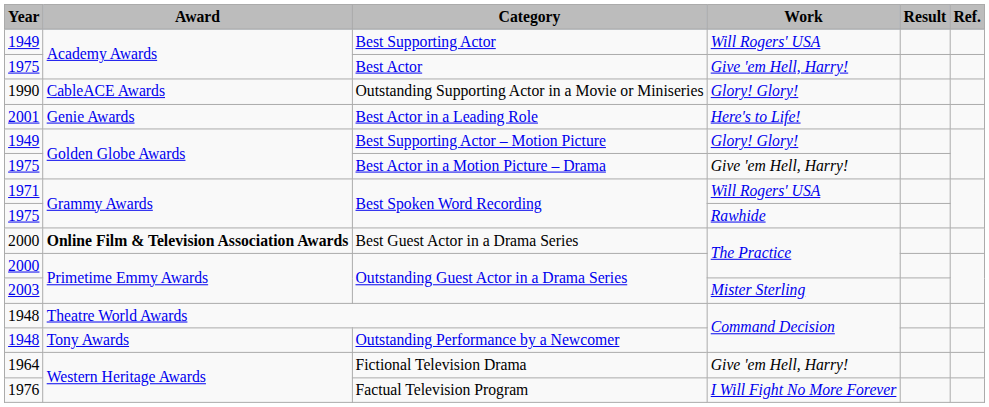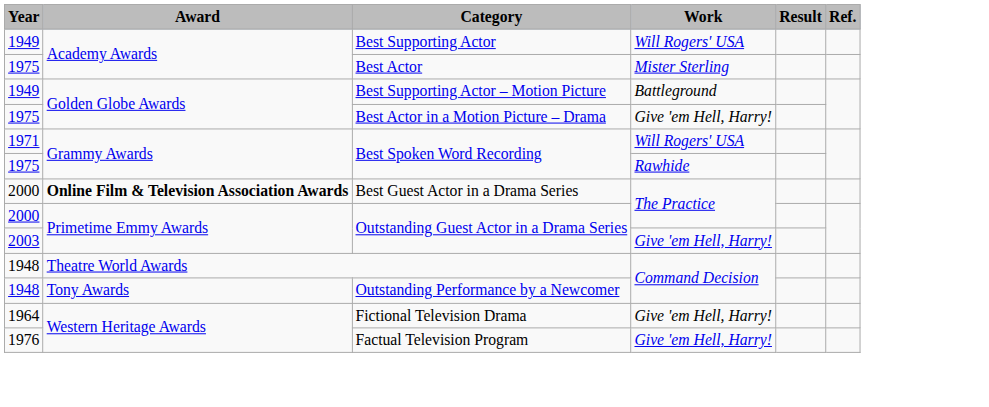(779, 66) Give 'em Hell, Harry! -> (682, 66) Mister Sterling
- row: (24, 91)
- row: (24, 116)
(754, 141) Glory! Glory! -> (676, 91) Battleground
(758, 290) Mister Sterling -> (703, 240) Give 'em Hell, Harry!
(804, 389) I Will Fight No More Forever -> (703, 340) Give 'em Hell, Harry!
